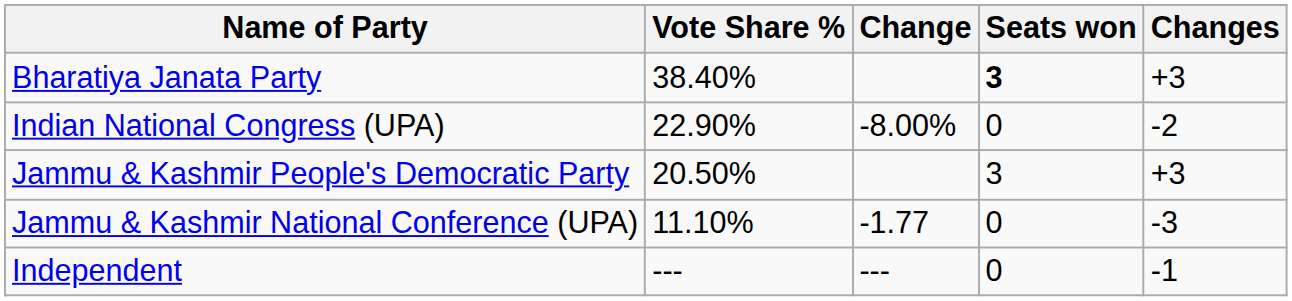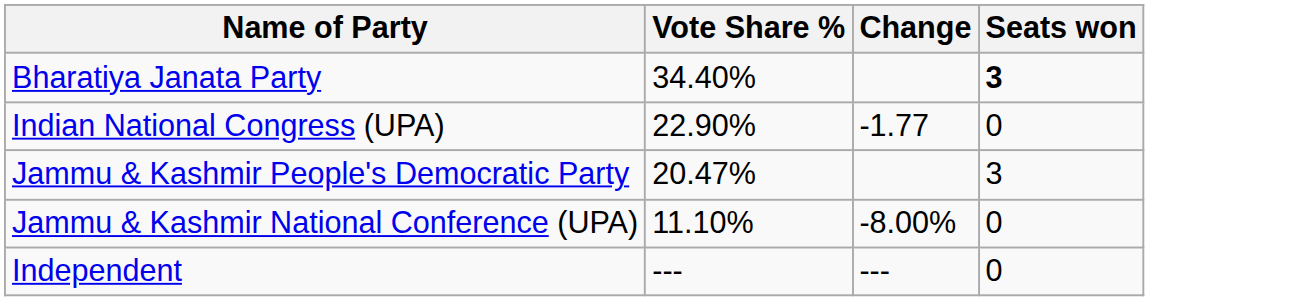- column: (1215, 28)
(704, 77) 38.40% -> (704, 77) 34.40%
(908, 125) -8.00% -> (894, 125) -1.77
(704, 174) 20.50% -> (704, 174) 20.47%
(894, 222) -1.77 -> (908, 222) -8.00%
